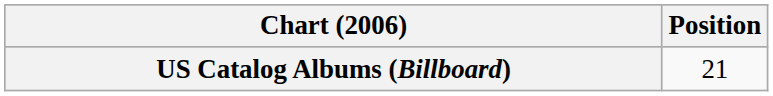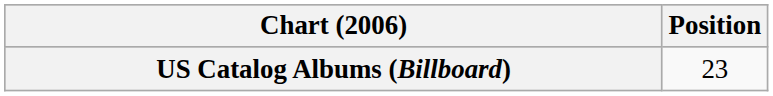(715, 68) 21 -> (715, 68) 23
